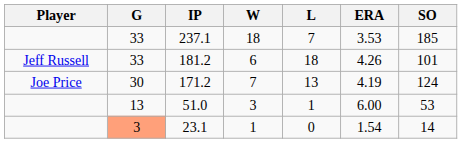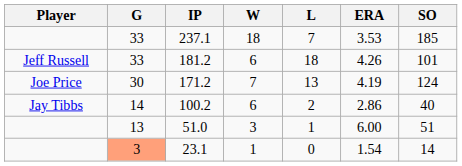+ row: (195, 104)
(427, 104) 53 -> (427, 127) 51
